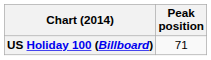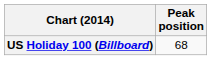(181, 45) 71 -> (181, 45) 68
